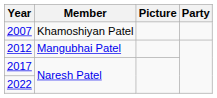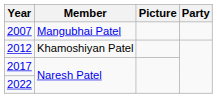(85, 31) Khamoshiyan Patel -> (79, 31) Mangubhai Patel
(79, 48) Mangubhai Patel -> (85, 48) Khamoshiyan Patel
